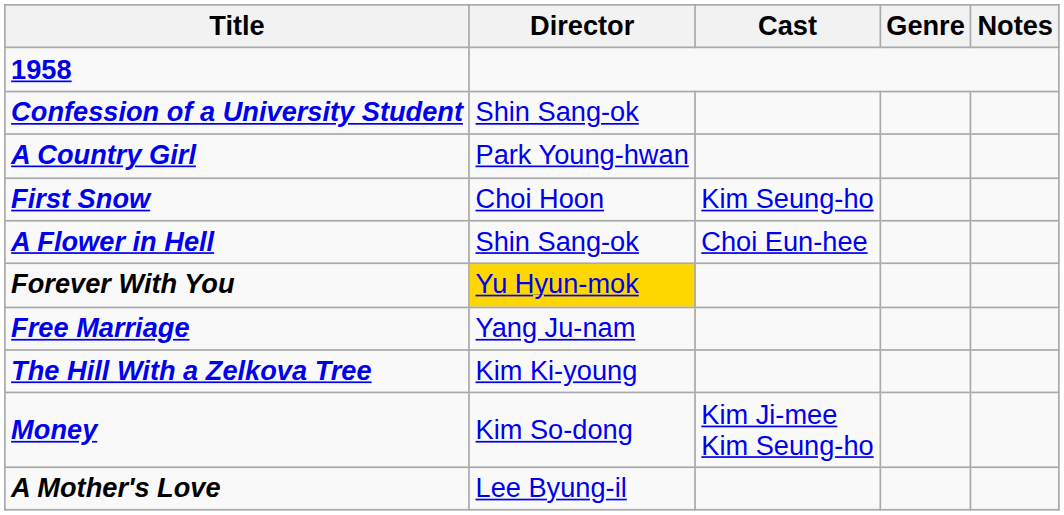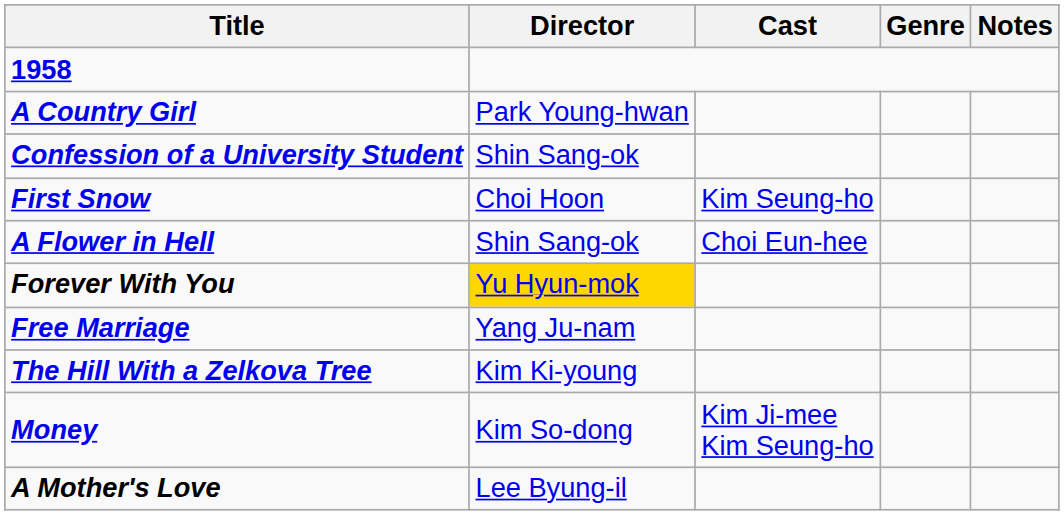rows swapped: (237, 112) <-> (104, 155)
